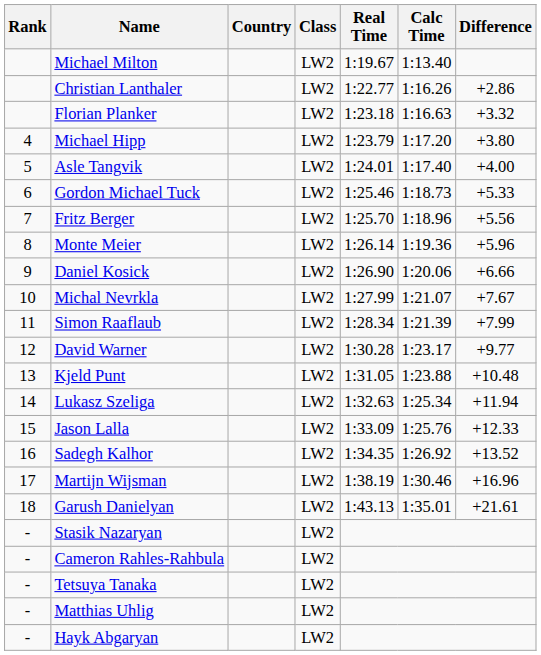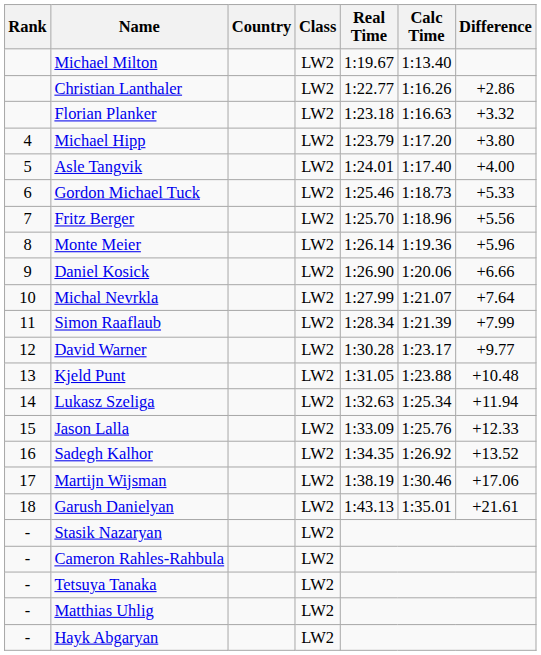(495, 297) +7.67 -> (495, 297) +7.64
(495, 480) +16.96 -> (495, 480) +17.06
